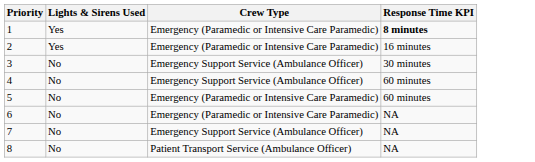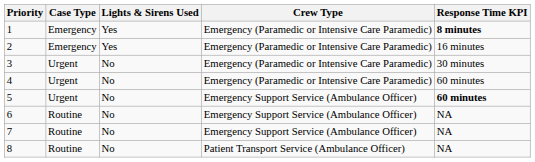+ column: (72, 13)
(257, 64) Emergency Support Service (Ambulance Officer) -> (318, 64) Emergency (Paramedic or Intensive Care Paramedic)
(257, 81) Emergency Support Service (Ambulance Officer) -> (318, 81) Emergency (Paramedic or Intensive Care Paramedic)
(264, 98) Emergency (Paramedic or Intensive Care Paramedic) -> (310, 98) Emergency Support Service (Ambulance Officer)
(407, 98) normal -> (462, 98) bold
(264, 115) Emergency (Paramedic or Intensive Care Paramedic) -> (310, 115) Emergency Support Service (Ambulance Officer)
